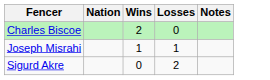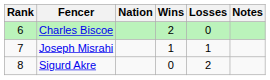+ column: (20, 13)
